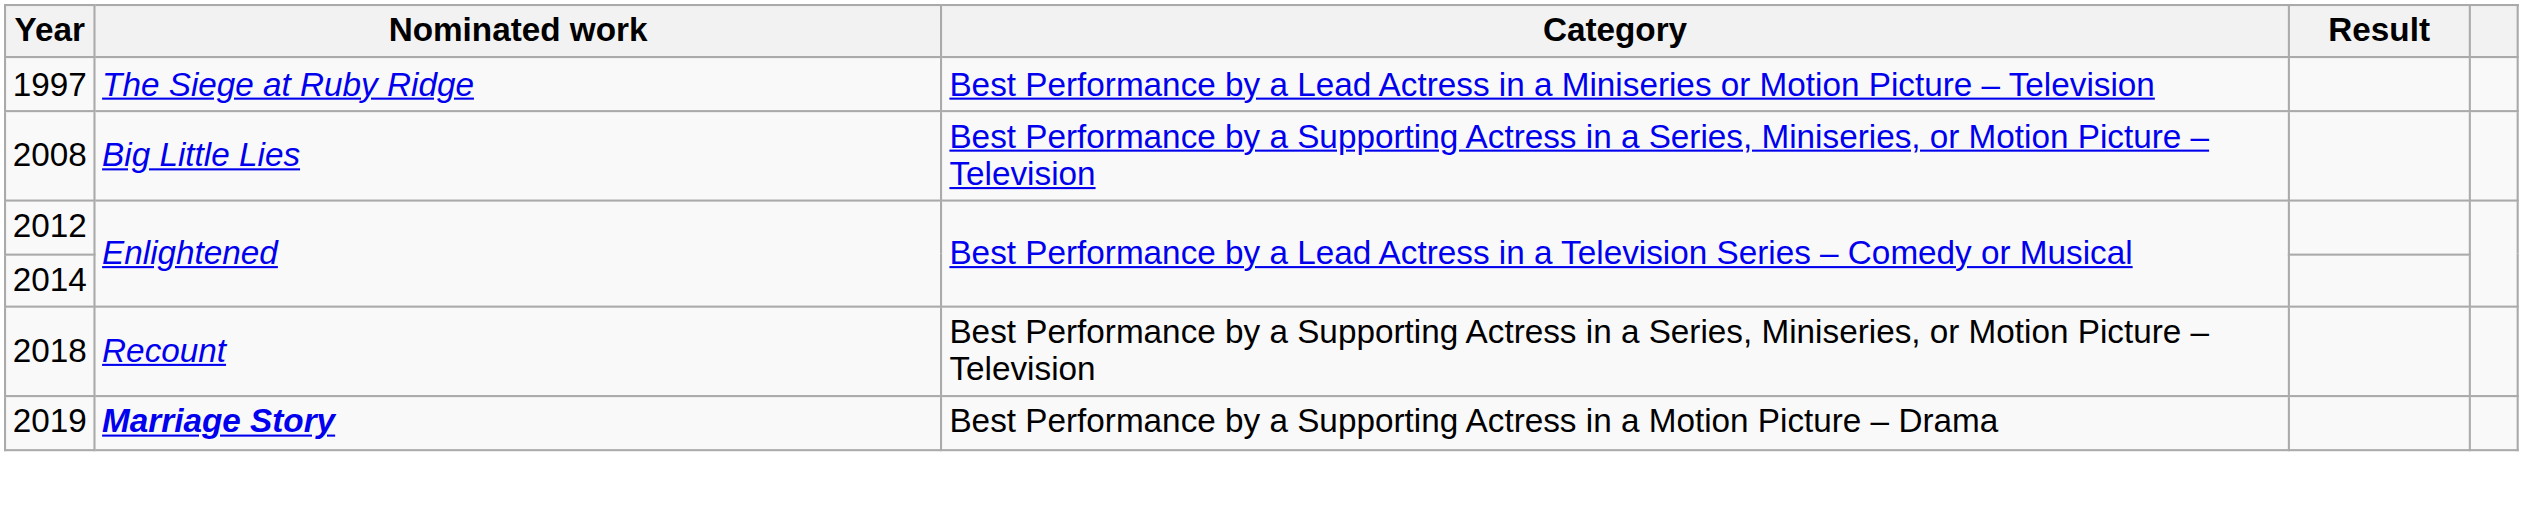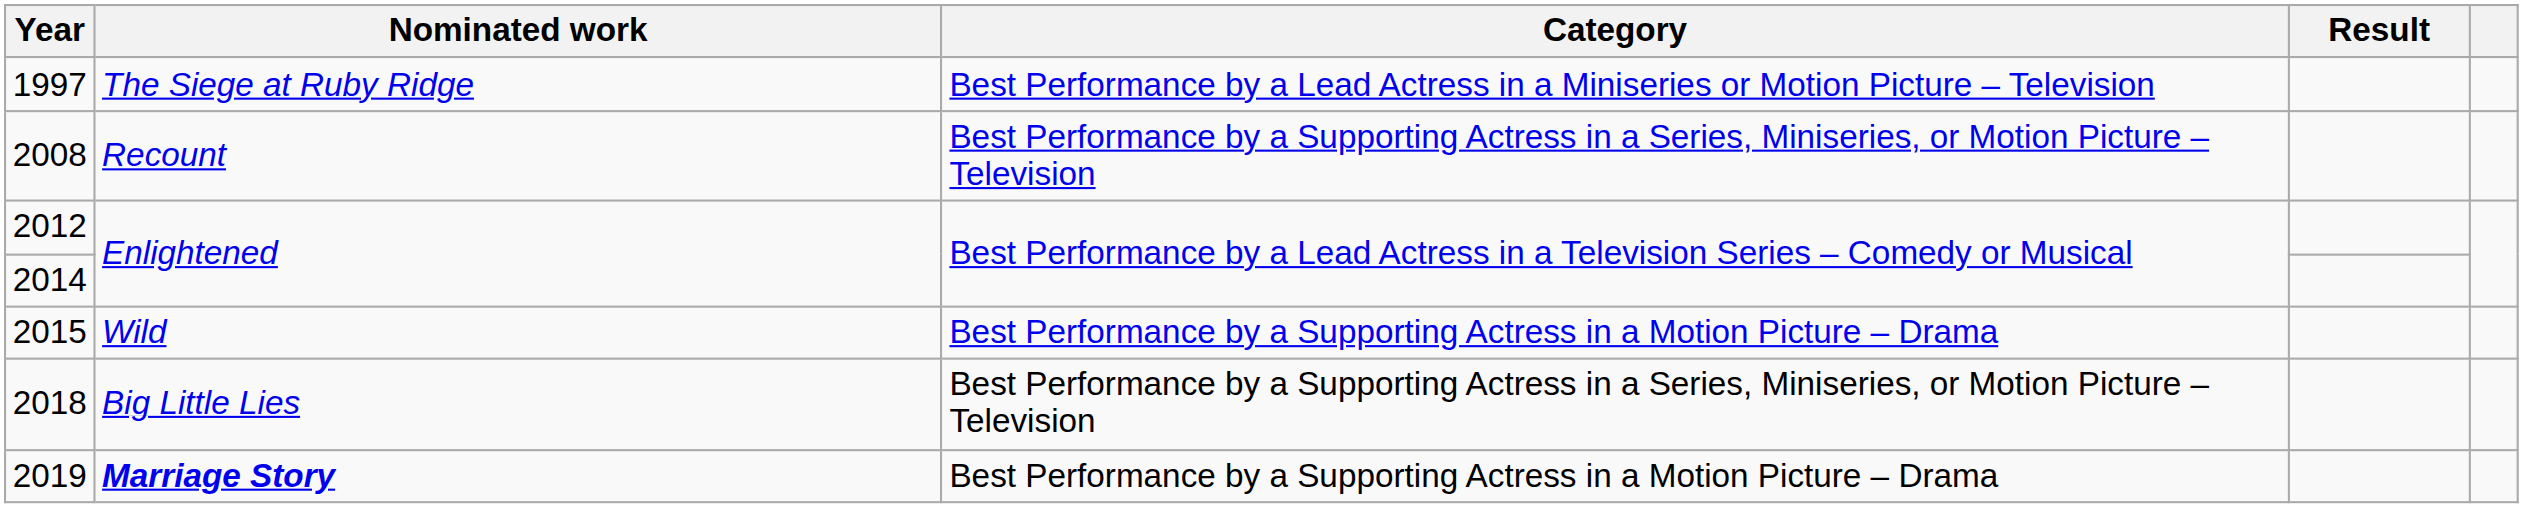(201, 155) Big Little Lies -> (164, 155) Recount
+ row: (50, 332)
(164, 350) Recount -> (201, 403) Big Little Lies
